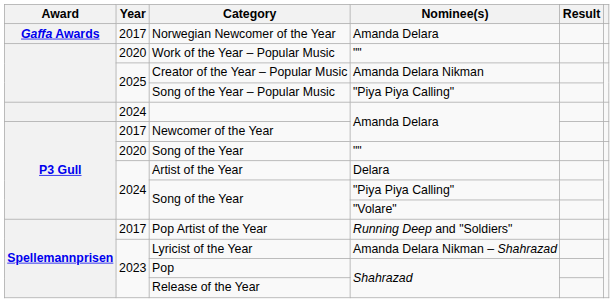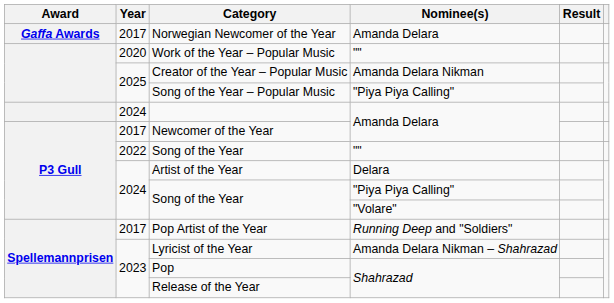(133, 151) 2020 -> (133, 151) 2022
